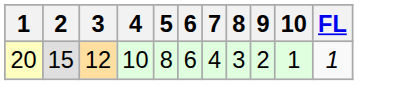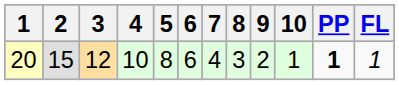+ column: (334, 23)
